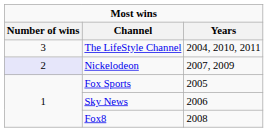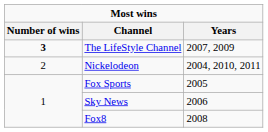(43, 48) normal -> (43, 48) bold
(223, 48) 2004, 2010, 2011 -> (210, 48) 2007, 2009
(43, 66) lavender background -> (43, 66) no background
(210, 66) 2007, 2009 -> (223, 66) 2004, 2010, 2011
